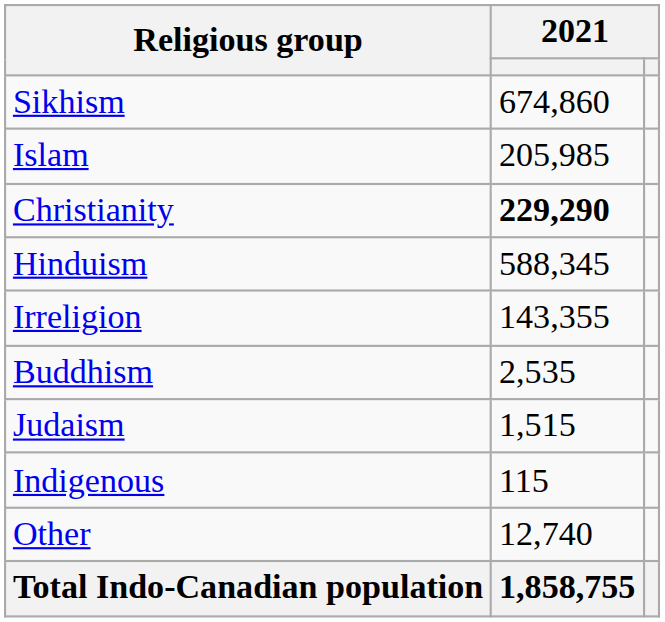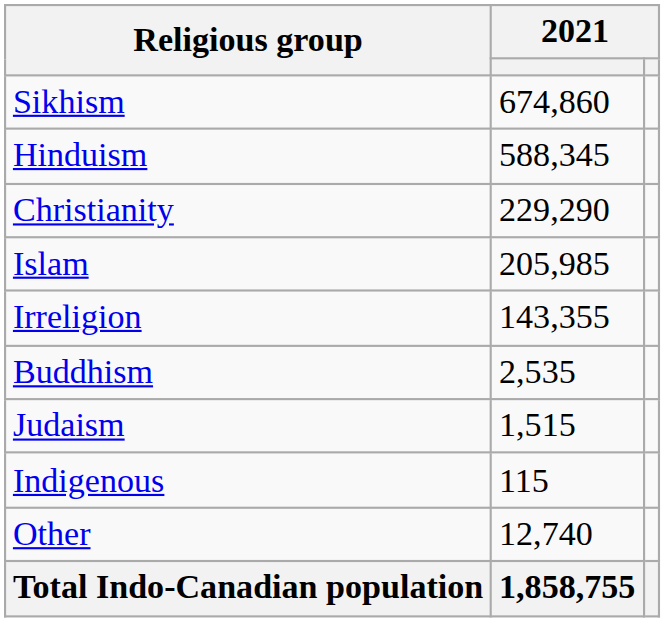rows swapped: (80, 263) <-> (51, 155)
(554, 209) bold -> (554, 209) normal
